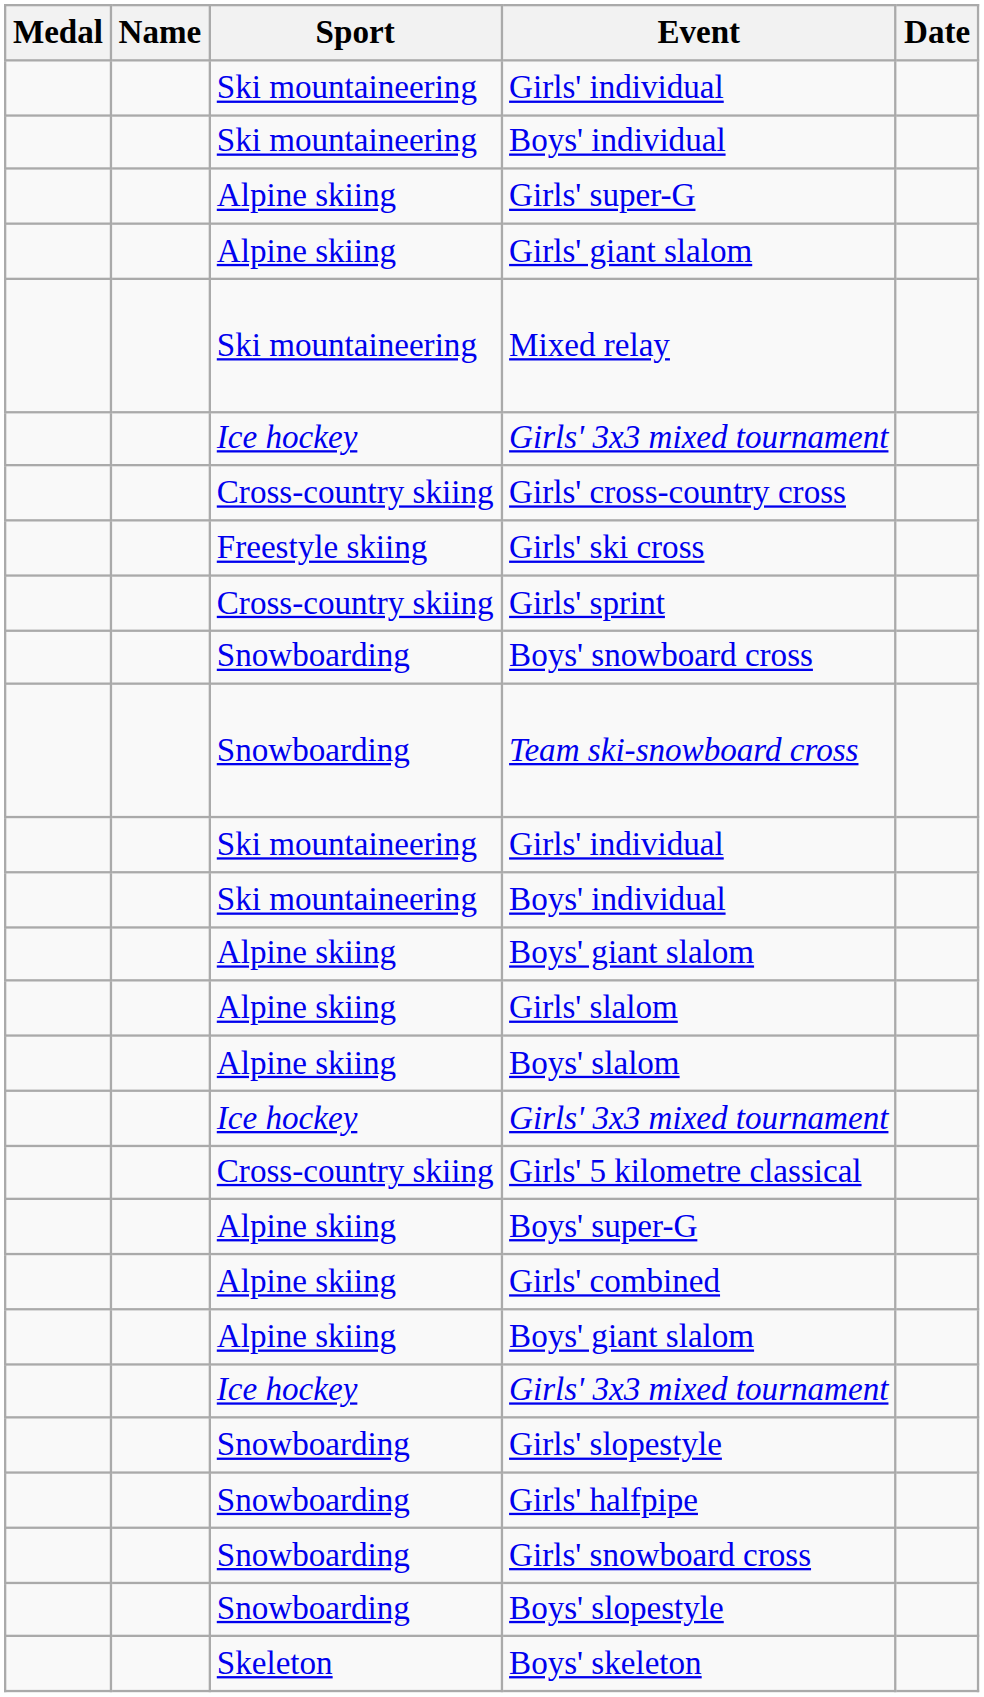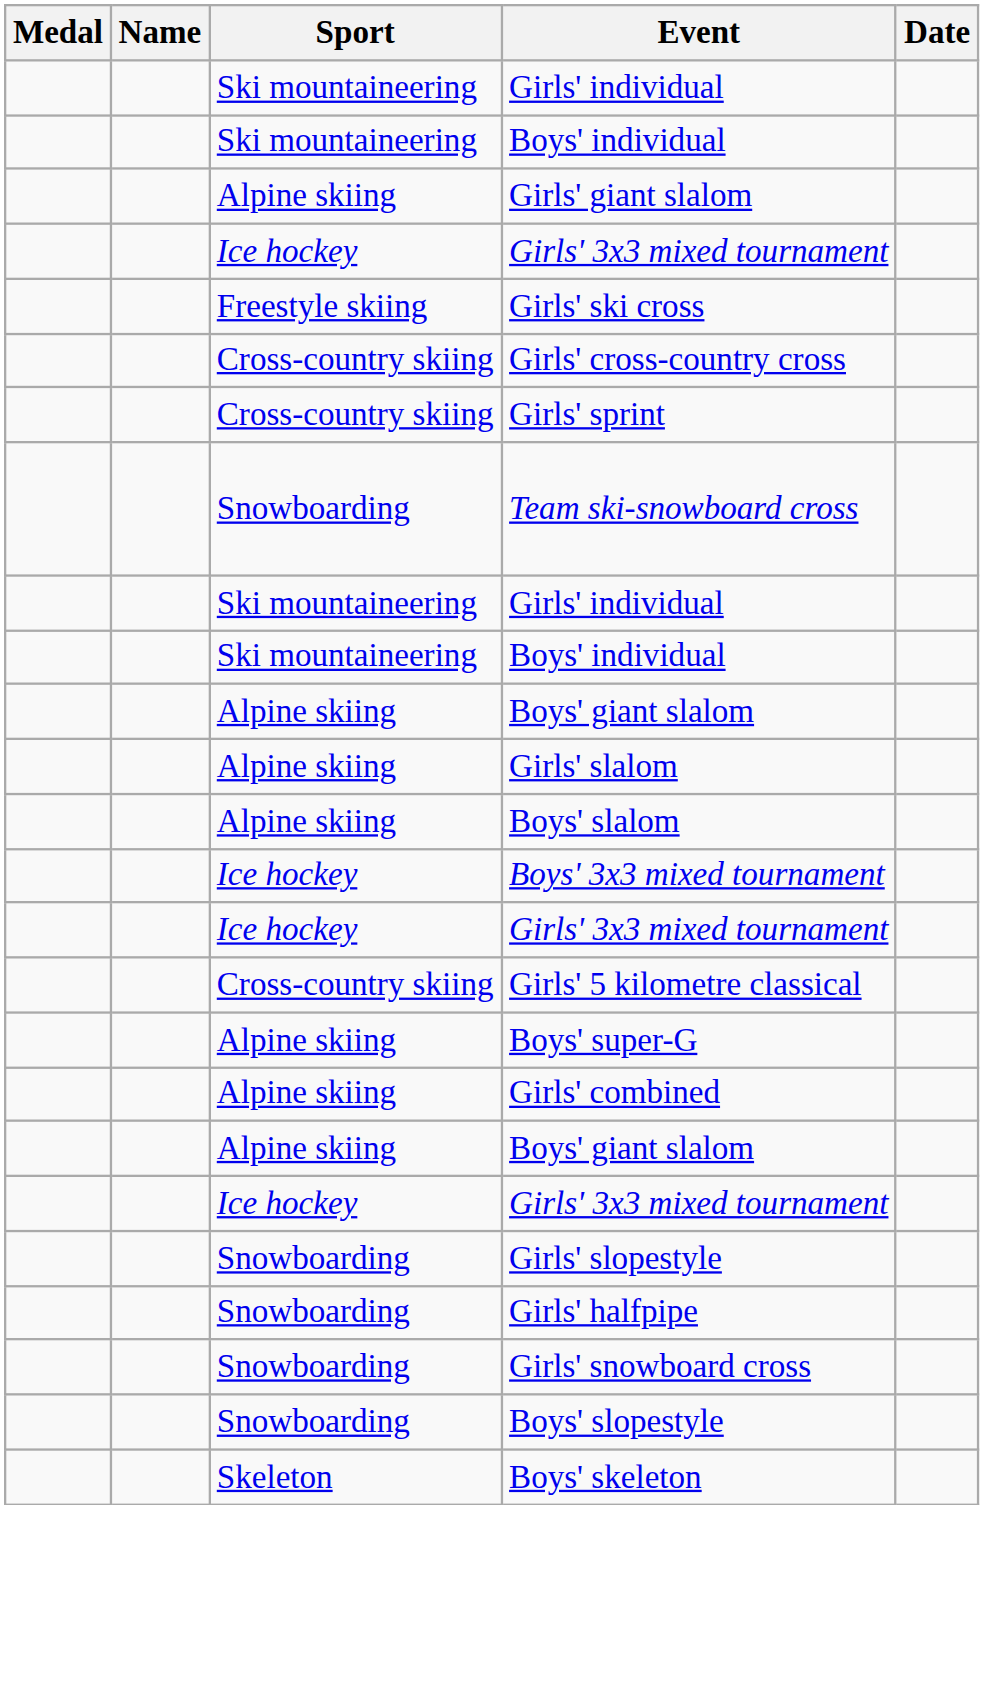- row: (306, 196)
- row: (347, 344)
rows swapped: (355, 492) <-> (322, 547)
- row: (313, 656)
+ row: (287, 875)
